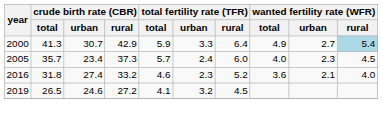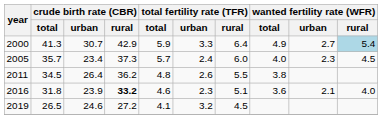+ row: (17, 75)
(93, 75) 27.4 -> (93, 91) 23.9
(127, 75) normal -> (127, 91) bold
(241, 75) 5.2 -> (241, 91) 5.1
